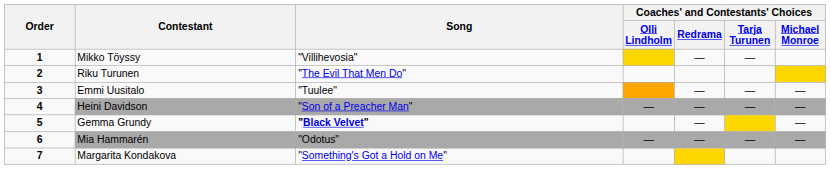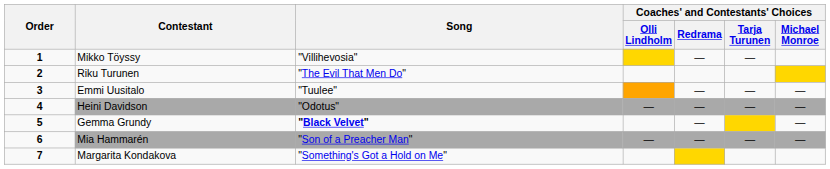(355, 106) "Son of a Preacher Man" -> (319, 106) "Odotus"
(319, 139) "Odotus" -> (355, 139) "Son of a Preacher Man"
